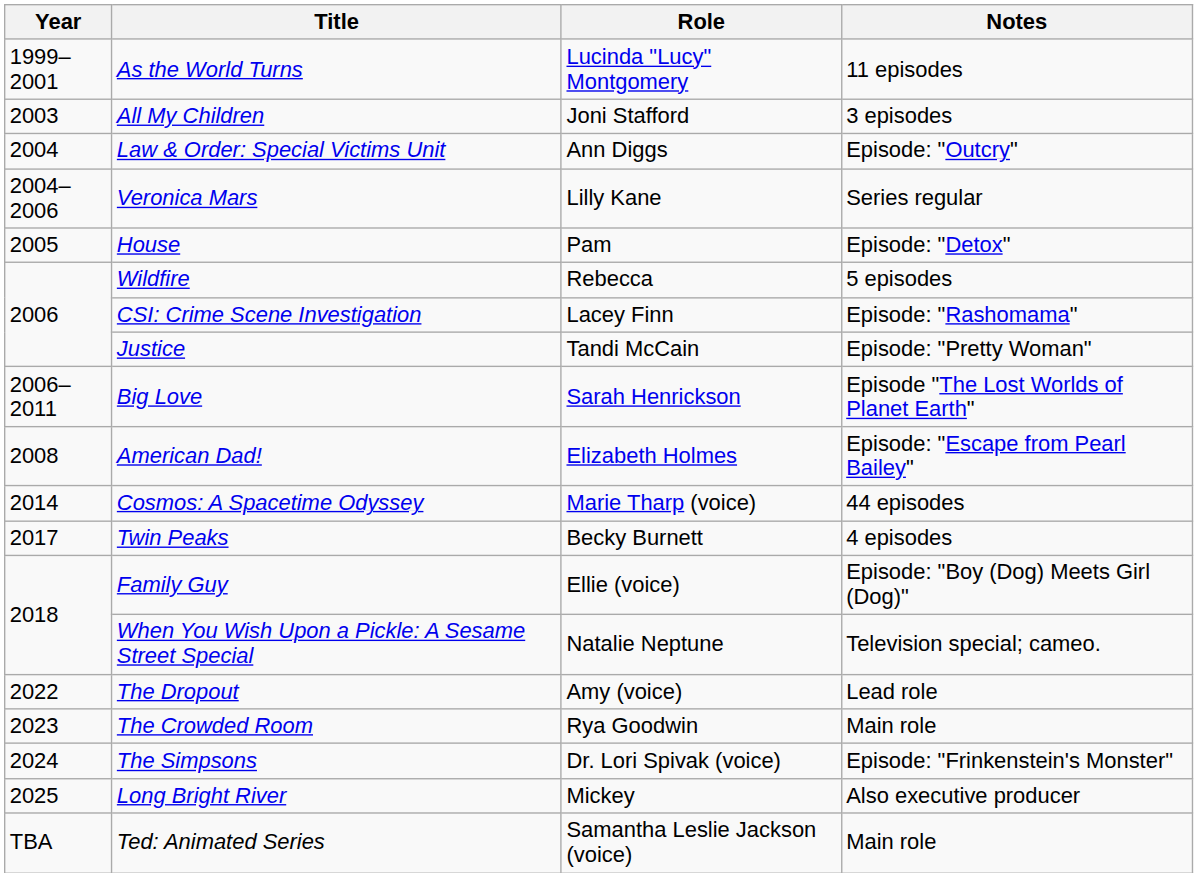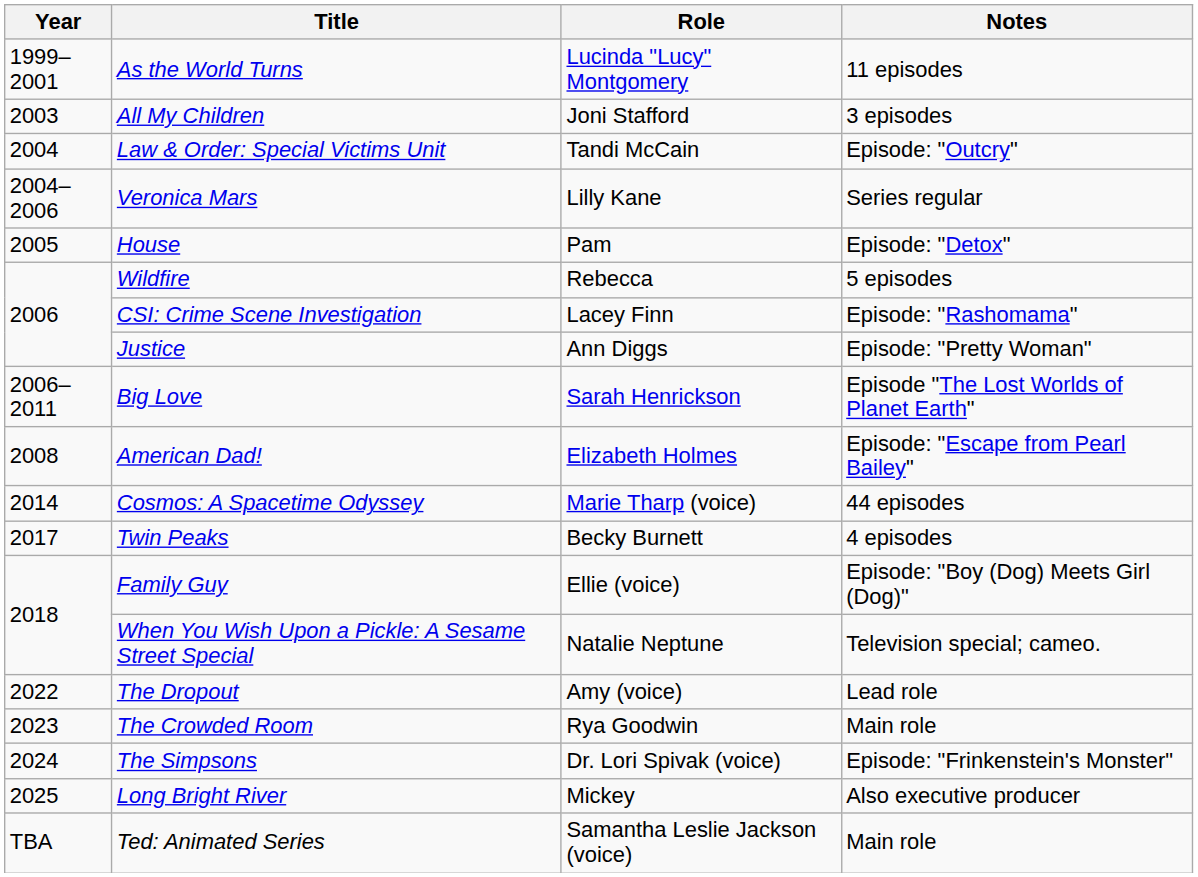(617, 150) Ann Diggs -> (633, 150) Tandi McCain
(633, 349) Tandi McCain -> (617, 349) Ann Diggs
